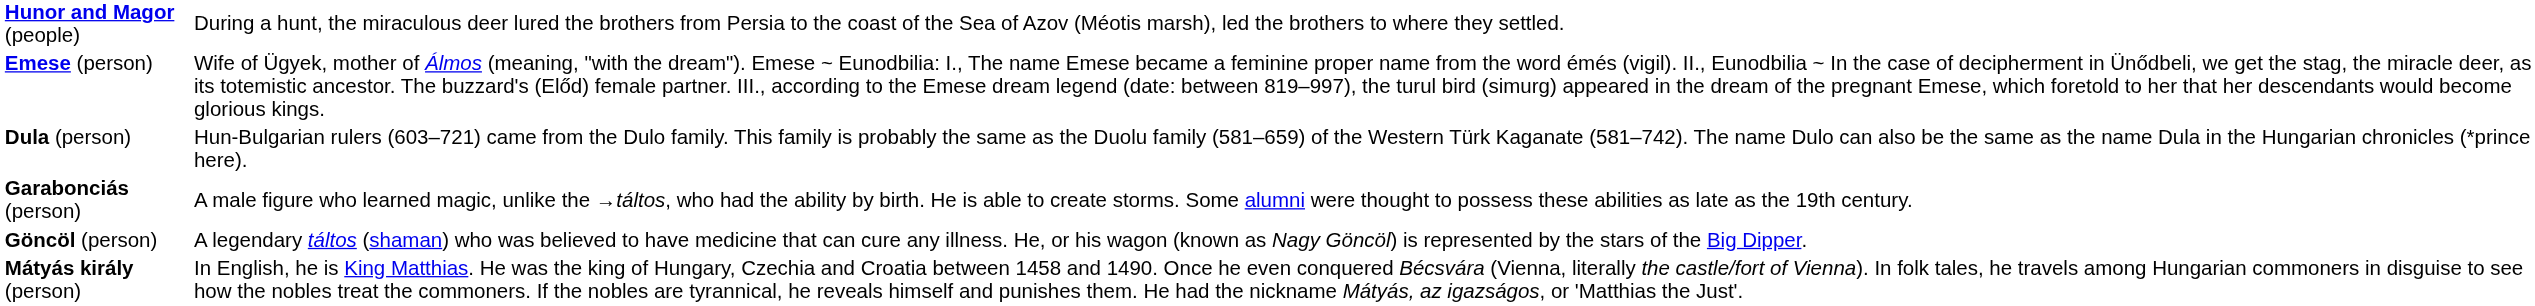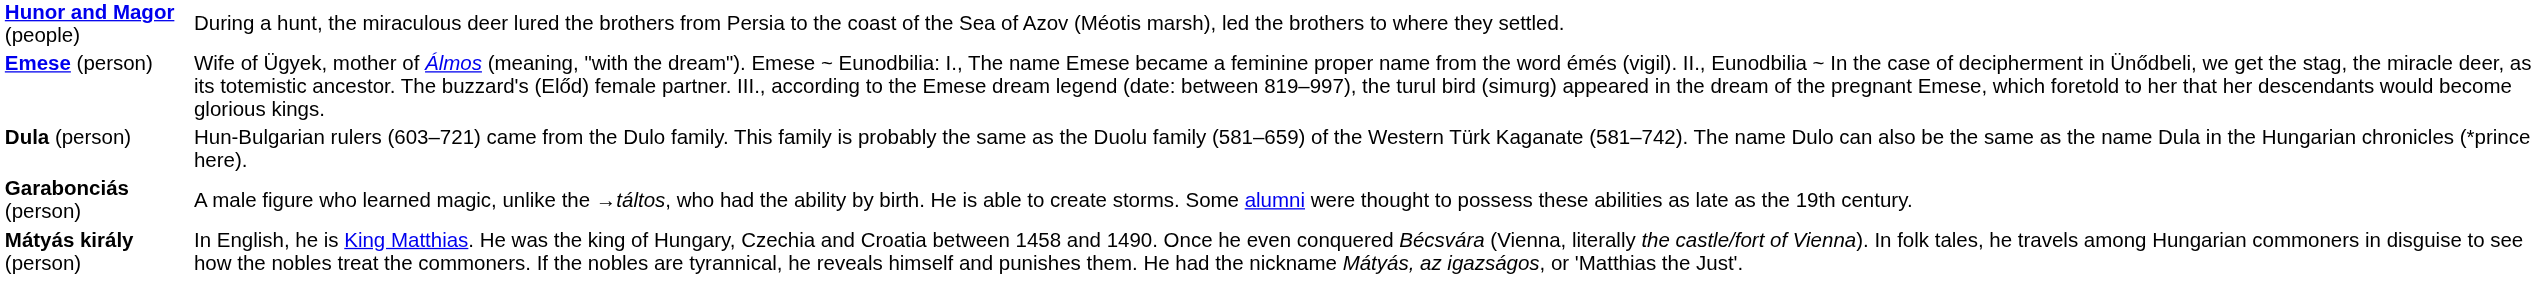- row: (81, 240)
